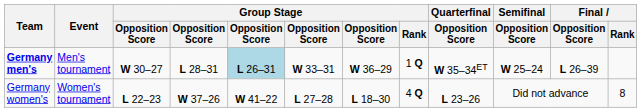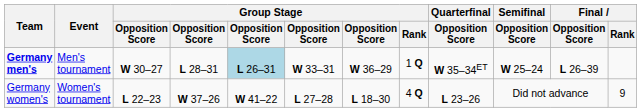(622, 93) 8 -> (622, 93) 9
